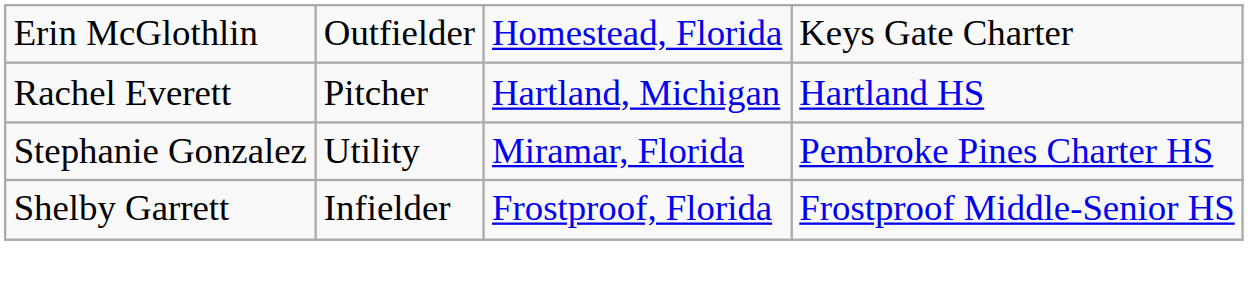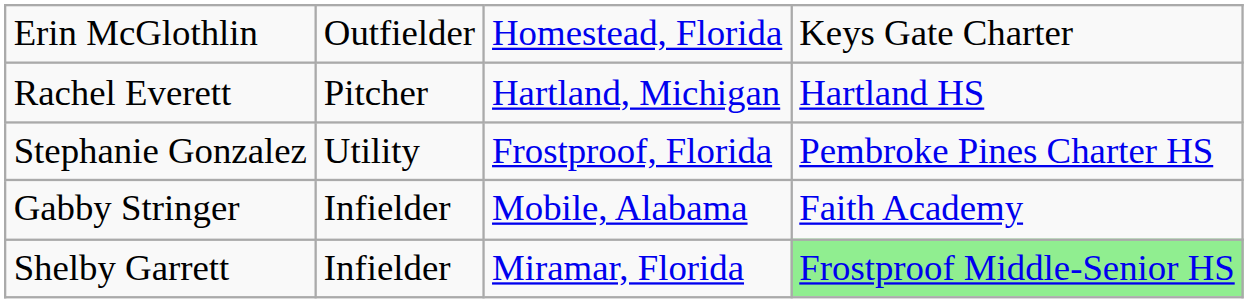(618, 150) Miramar, Florida -> (632, 150) Frostproof, Florida
+ row: (127, 208)
(632, 208) Frostproof, Florida -> (618, 267) Miramar, Florida
(1017, 208) no background -> (1017, 267) lightgreen background
